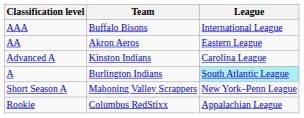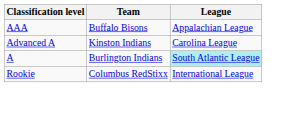(242, 27) International League -> (213, 27) Appalachian League
- row: (14, 43)
- row: (37, 89)
(242, 105) Appalachian League -> (213, 74) International League
